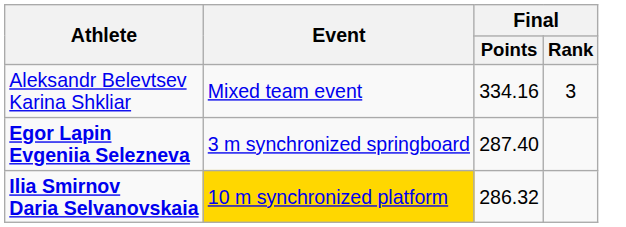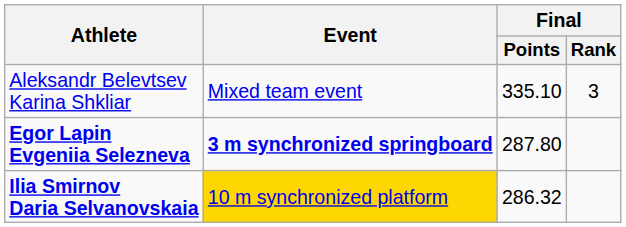(509, 92) 334.16 -> (532, 92) 335.10
(339, 144) normal -> (350, 144) bold
(509, 144) 287.40 -> (532, 144) 287.80
